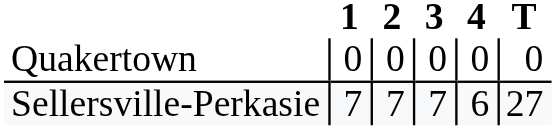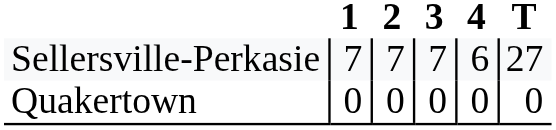rows swapped: (104, 58) <-> (166, 103)
